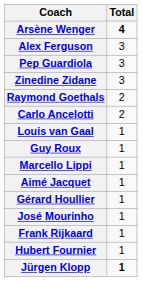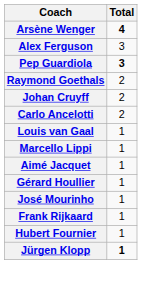(122, 64) normal -> (122, 64) bold
- row: (56, 81)
+ row: (56, 98)
- row: (56, 149)
